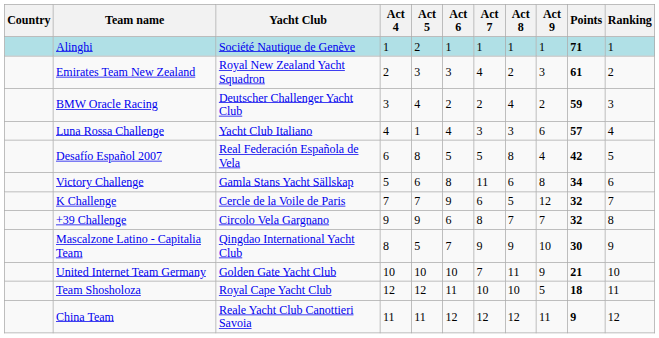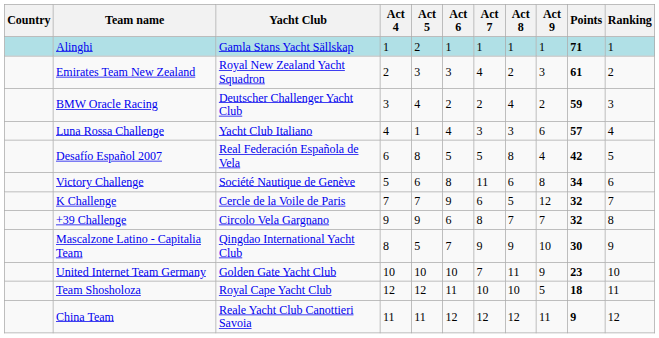(287, 46) Société Nautique de Genève -> (286, 46) Gamla Stans Yacht Sällskap
(286, 182) Gamla Stans Yacht Sällskap -> (287, 182) Société Nautique de Genève
(576, 271) 21 -> (576, 271) 23
